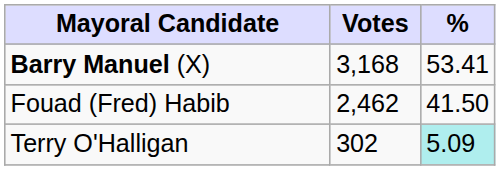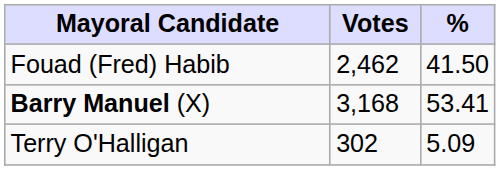rows swapped: (110, 64) <-> (120, 104)
(451, 143) paleturquoise background -> (451, 143) no background
